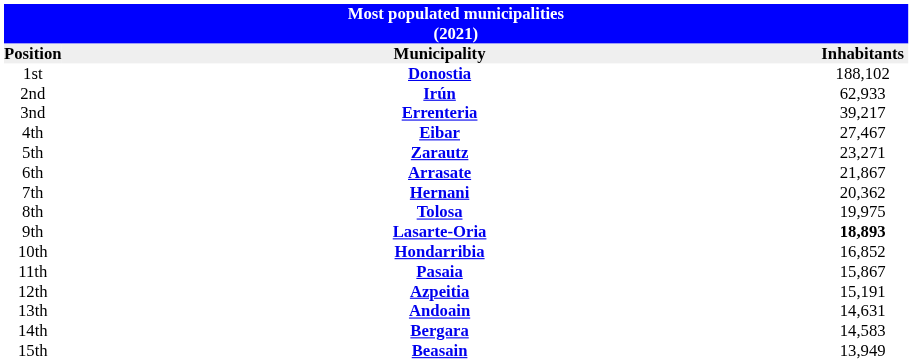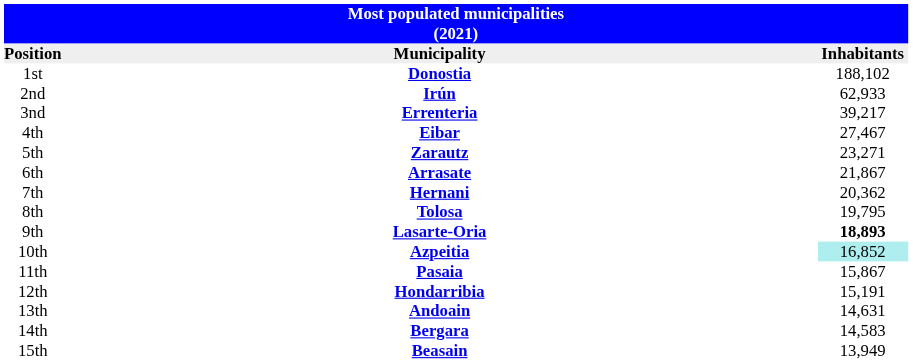(863, 211) 19,975 -> (863, 211) 19,795
(440, 251) Hondarribia -> (440, 251) Azpeitia
(863, 251) no background -> (863, 251) paleturquoise background
(440, 291) Azpeitia -> (440, 291) Hondarribia
